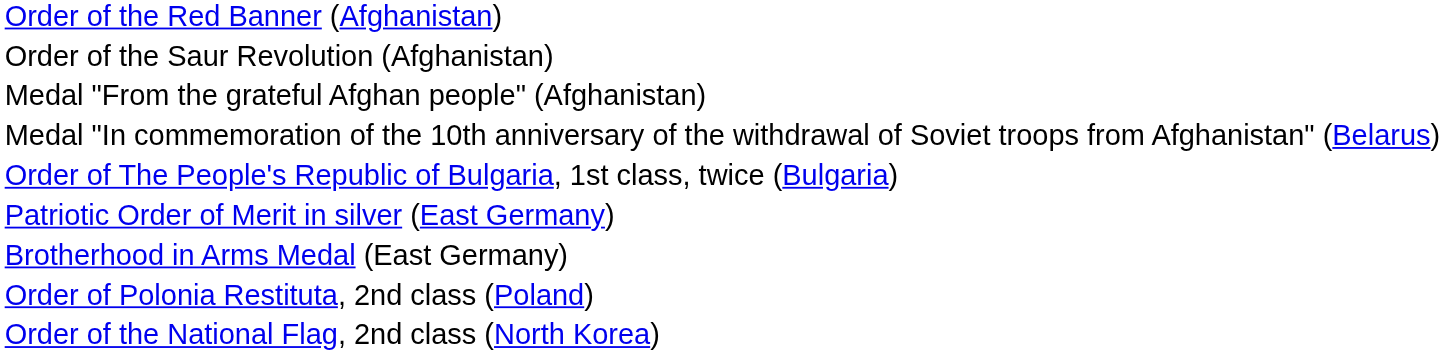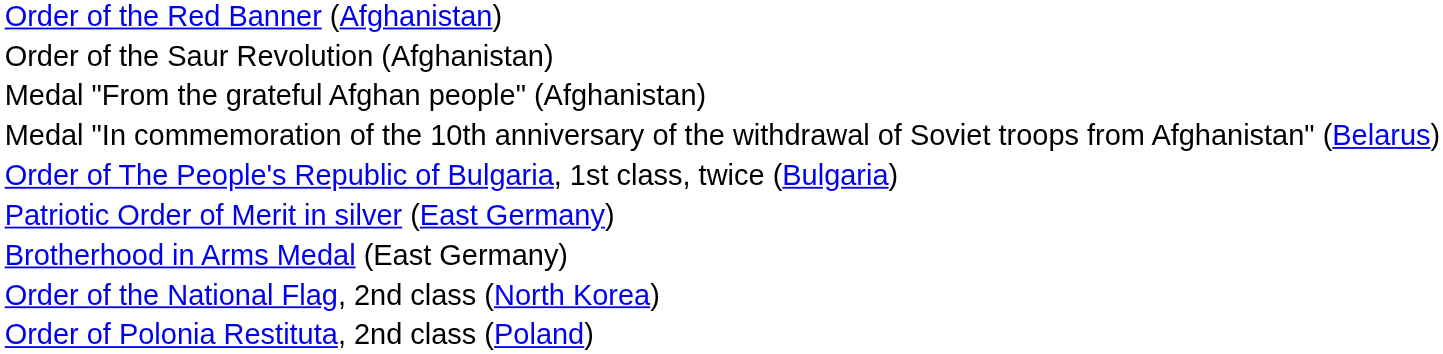rows swapped: (332, 334) <-> (299, 295)
